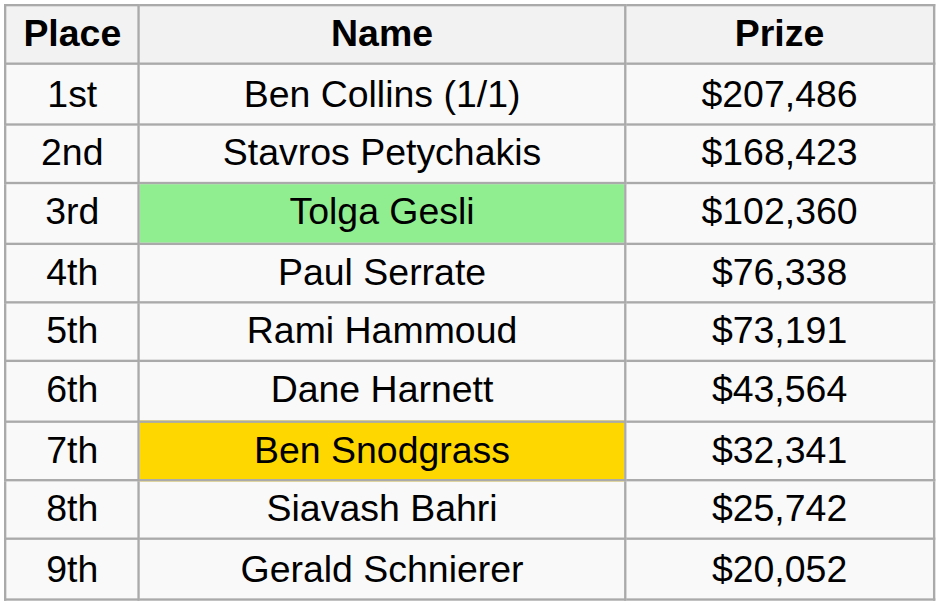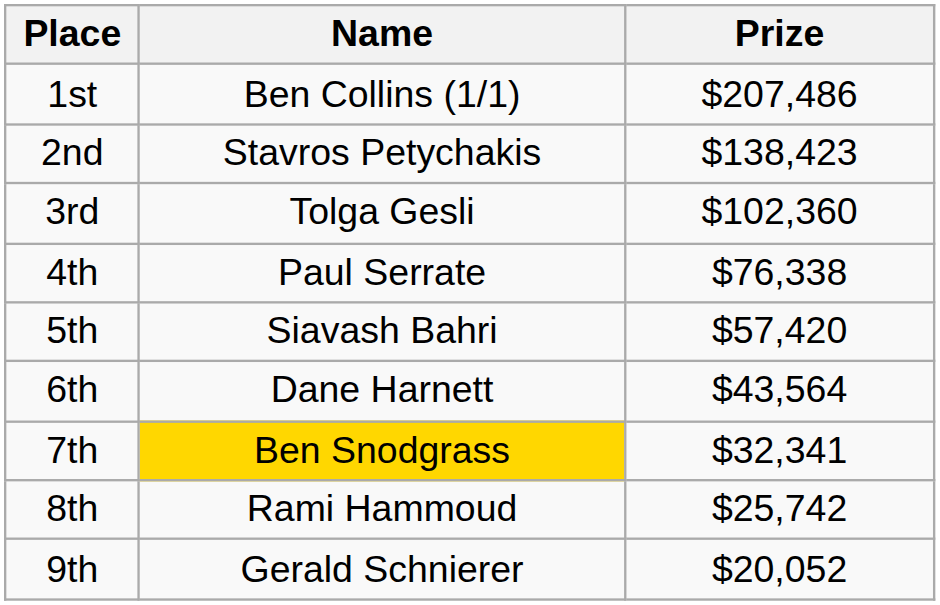(780, 152) $168,423 -> (780, 152) $138,423
(382, 212) lightgreen background -> (382, 212) no background
(382, 331) Rami Hammoud -> (382, 331) Siavash Bahri
(780, 331) $73,191 -> (780, 331) $57,420
(382, 509) Siavash Bahri -> (382, 509) Rami Hammoud
